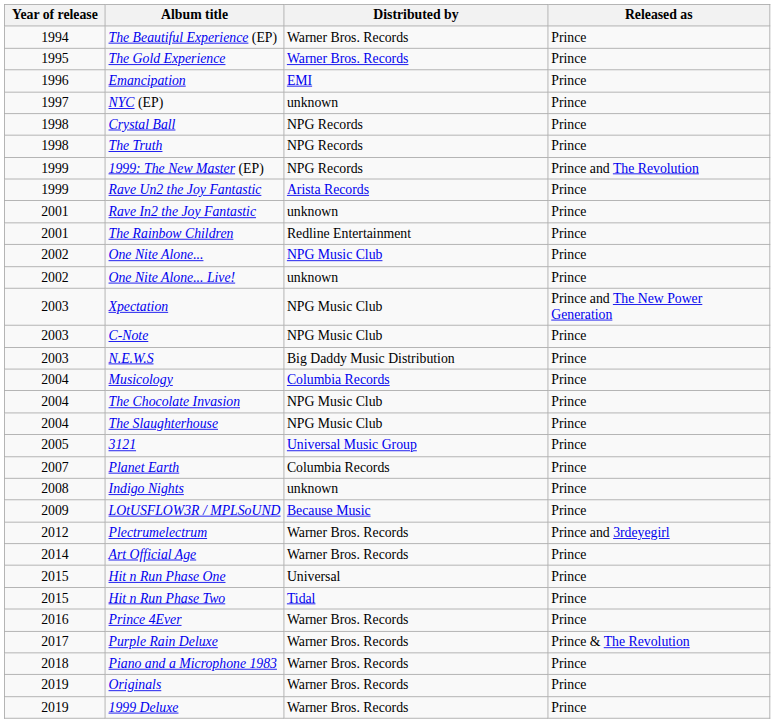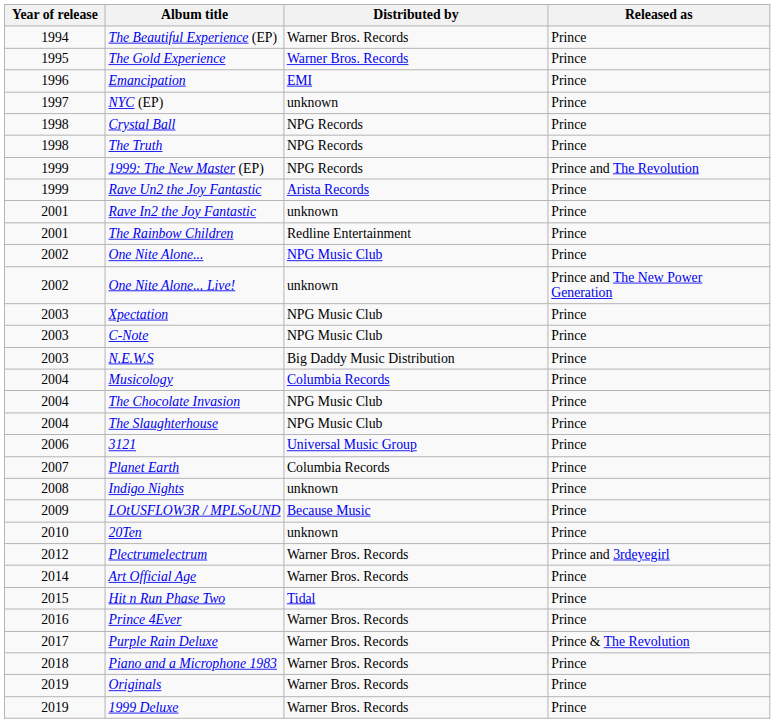(569, 277) Prince -> (627, 285) Prince and The New Power Generation
(627, 306) Prince and The New Power Generation -> (569, 314) Prince
(55, 445) 2005 -> (55, 445) 2006
+ row: (125, 532)
- row: (167, 576)
